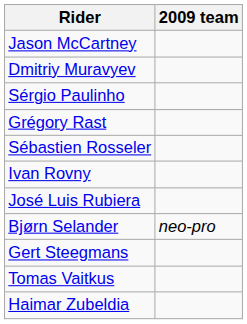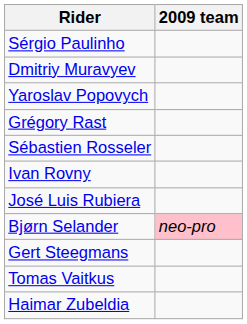- row: (72, 43)
rows swapped: (72, 69) <-> (66, 95)
+ row: (78, 95)
(187, 226) no background -> (187, 226) pink background
